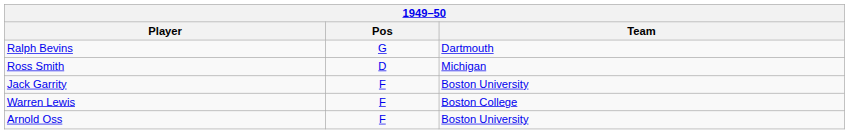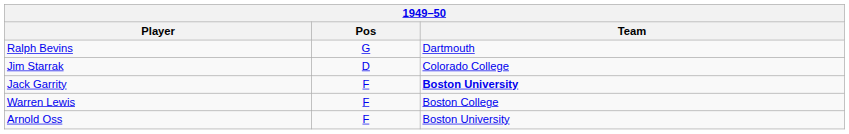- row: (36, 66)
+ row: (35, 66)
(485, 84) normal -> (470, 84) bold
